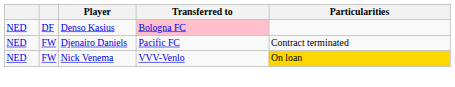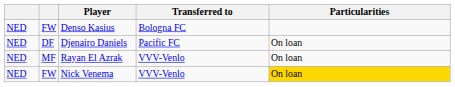(48, 27) DF -> (49, 27) FW
(162, 27) pink background -> (162, 27) no background
(49, 43) FW -> (48, 43) DF
(310, 43) Contract terminated -> (287, 43) On loan
+ row: (92, 58)
